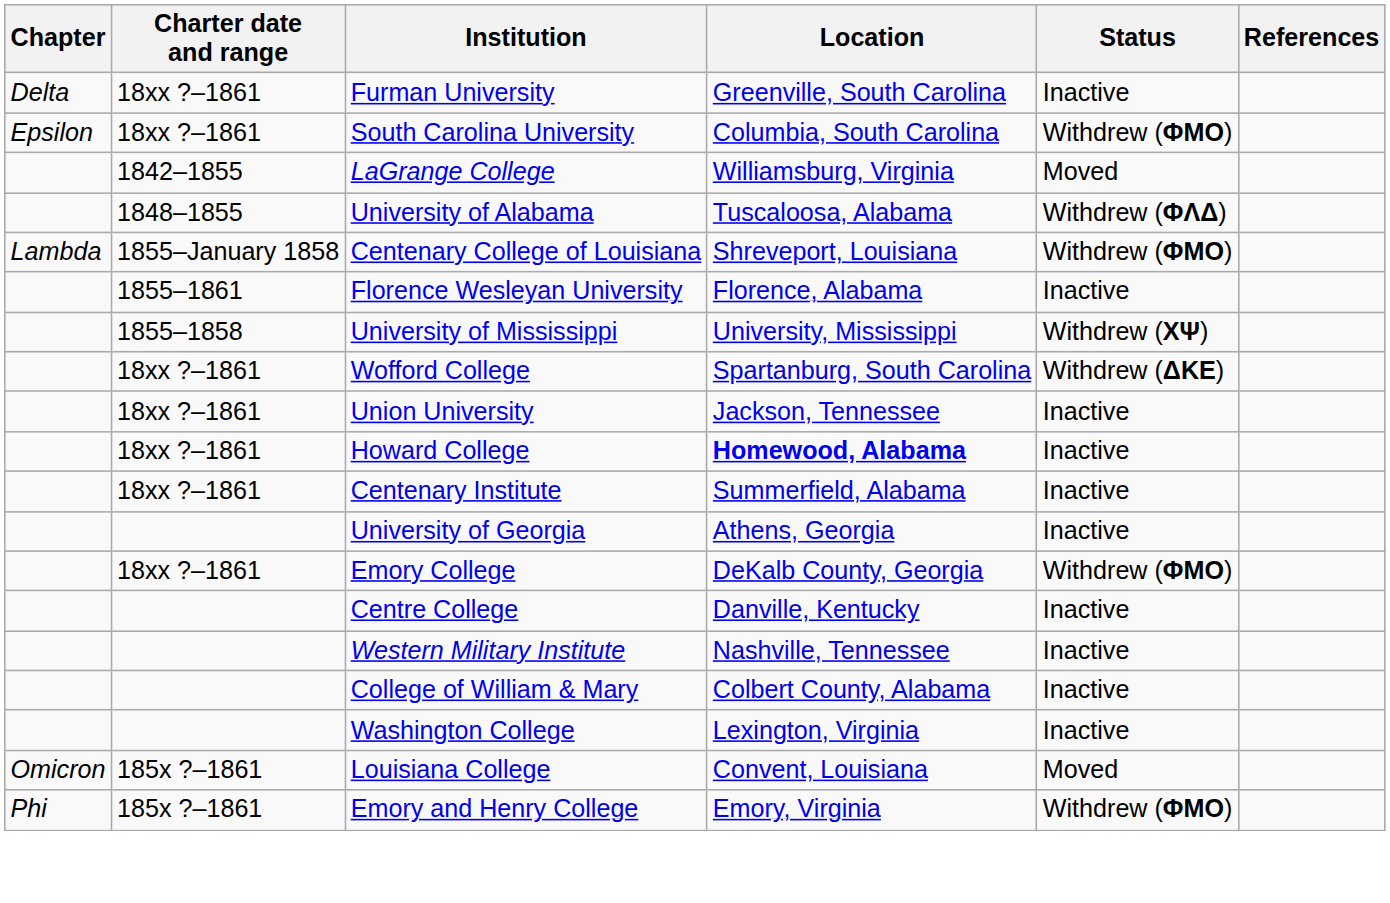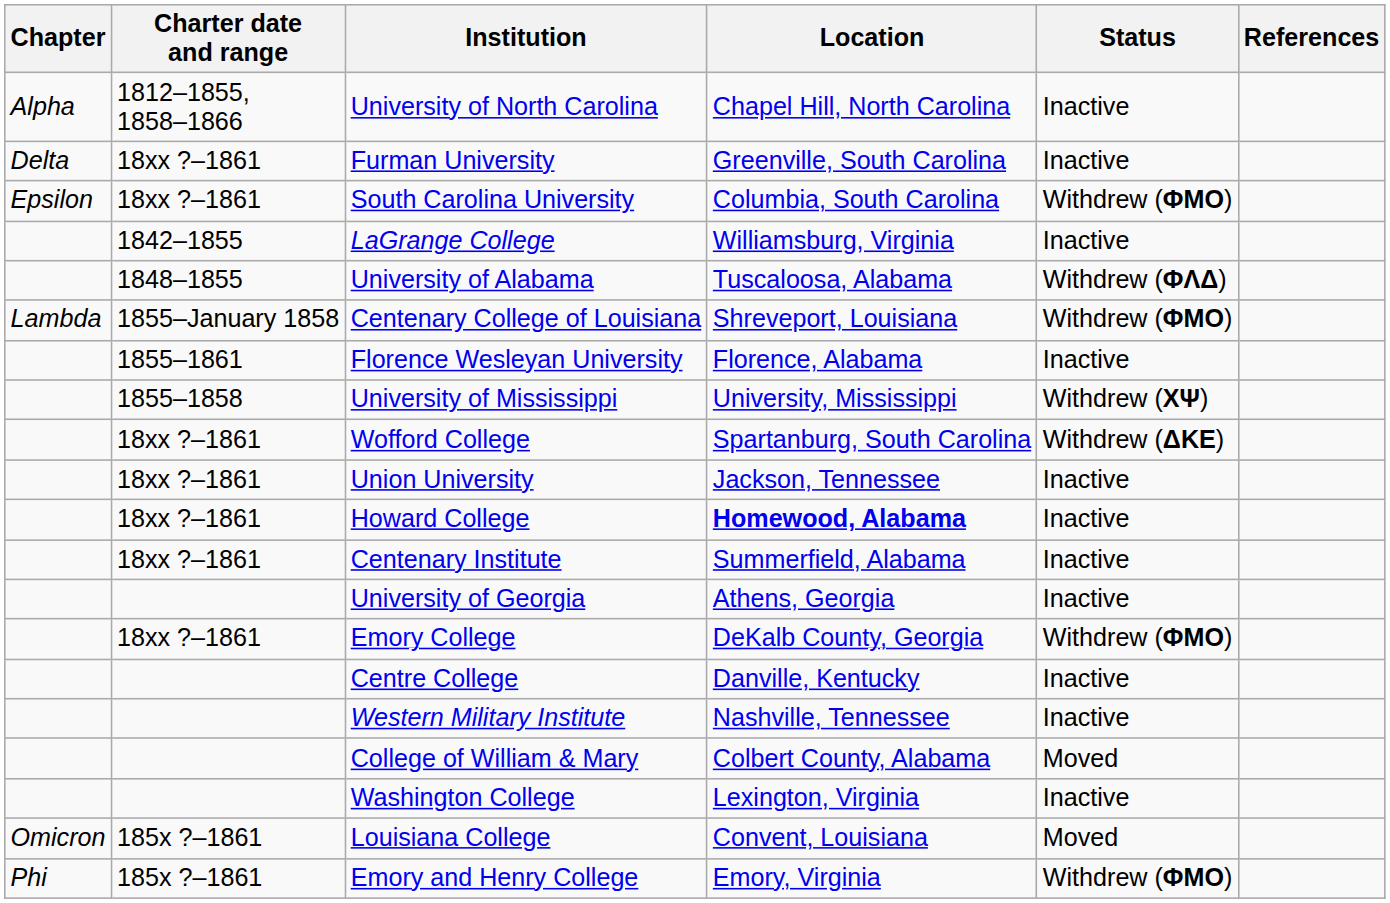+ row: (504, 106)
(1081, 172) Moved -> (1086, 240) Inactive
(1086, 690) Inactive -> (1081, 758) Moved
